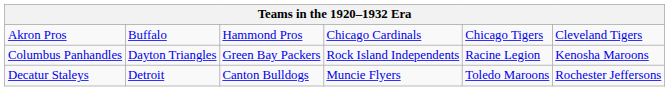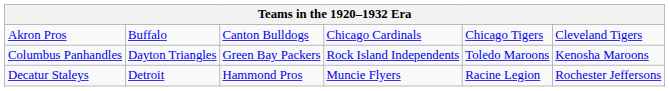(262, 34) Hammond Pros -> (266, 34) Canton Bulldogs
(503, 55) Racine Legion -> (507, 55) Toledo Maroons
(266, 75) Canton Bulldogs -> (262, 75) Hammond Pros
(507, 75) Toledo Maroons -> (503, 75) Racine Legion
